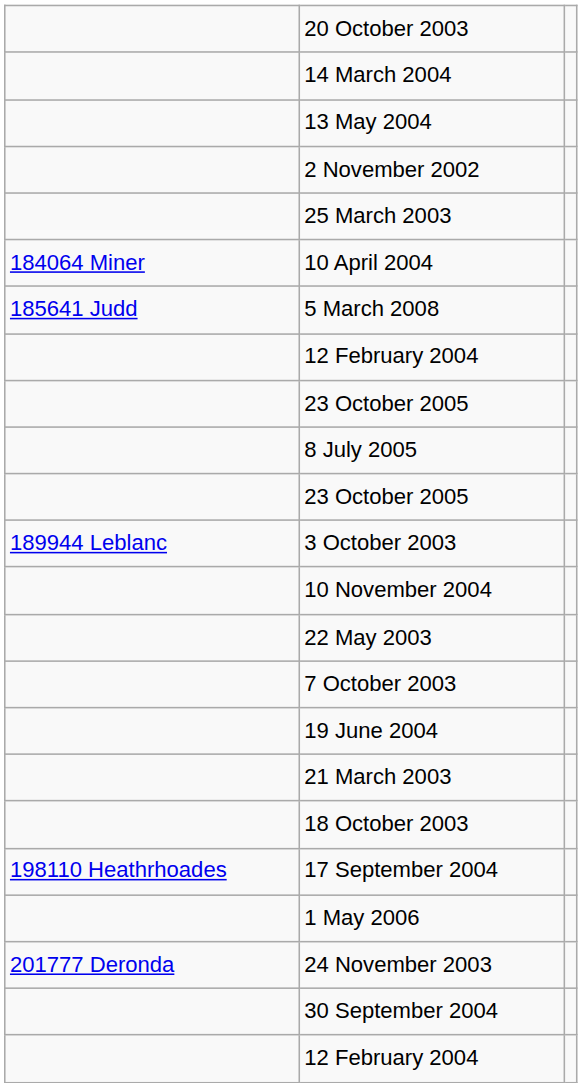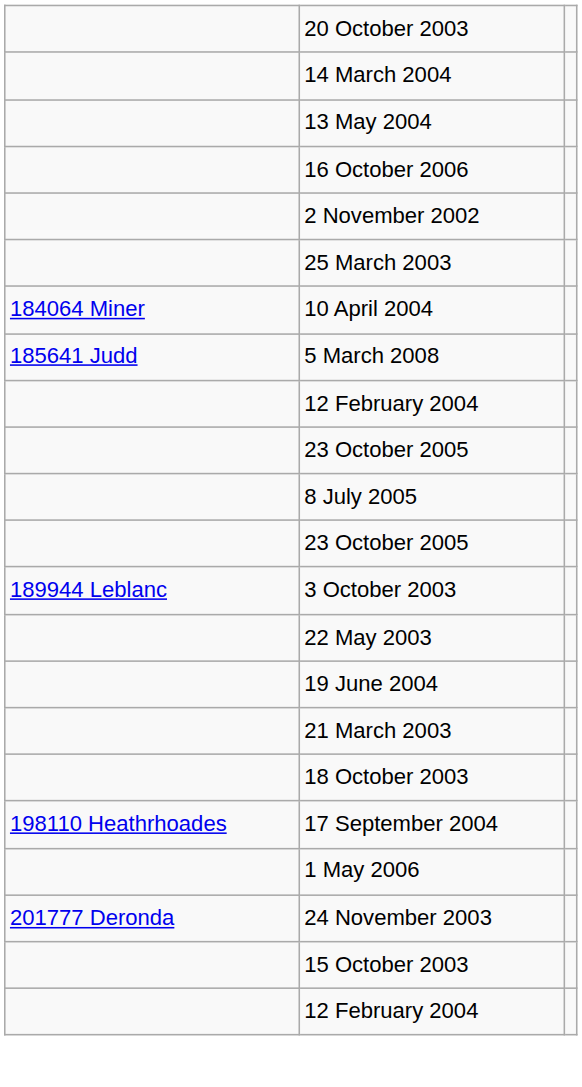+ row: (152, 170)
- row: (152, 591)
- row: (152, 684)
- row: (152, 1012)
+ row: (152, 965)
